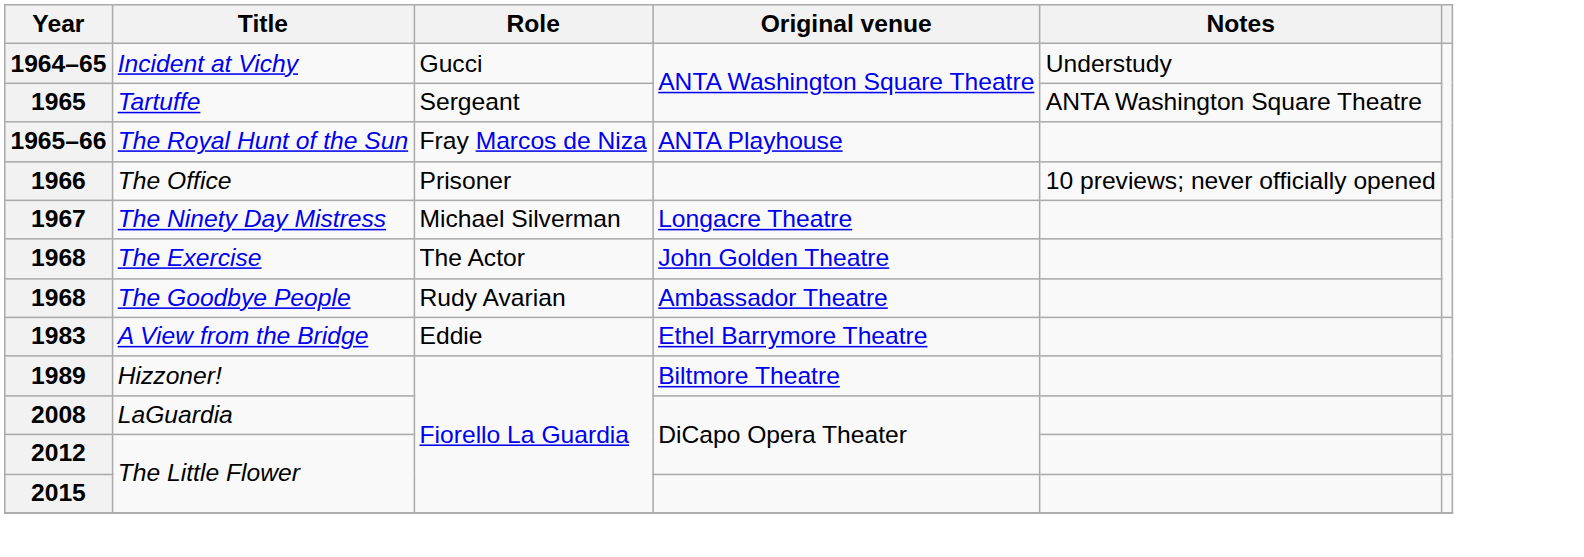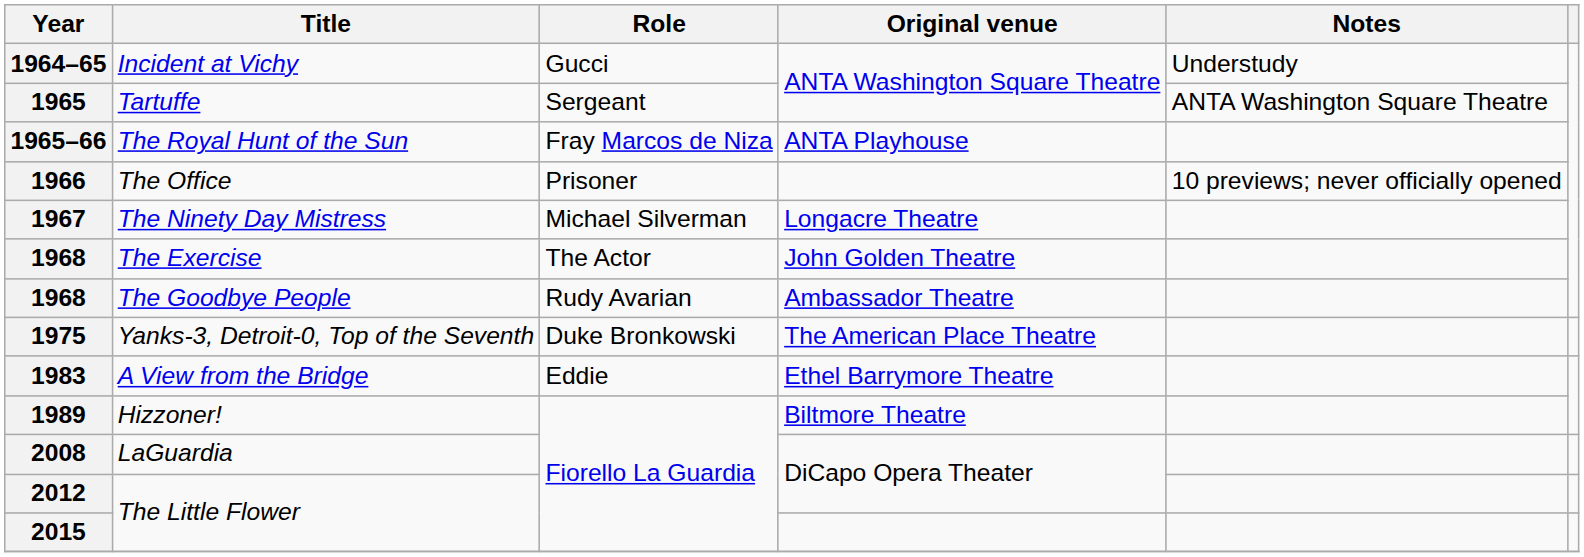+ row: (58, 336)
